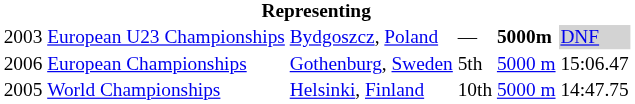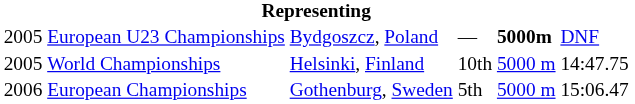(23, 37) 2003 -> (23, 37) 2005
(580, 37) lightgrey background -> (580, 37) no background
rows swapped: (134, 90) <-> (147, 63)
